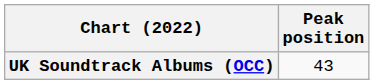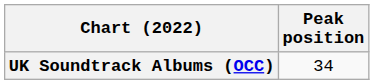(323, 66) 43 -> (323, 66) 34
